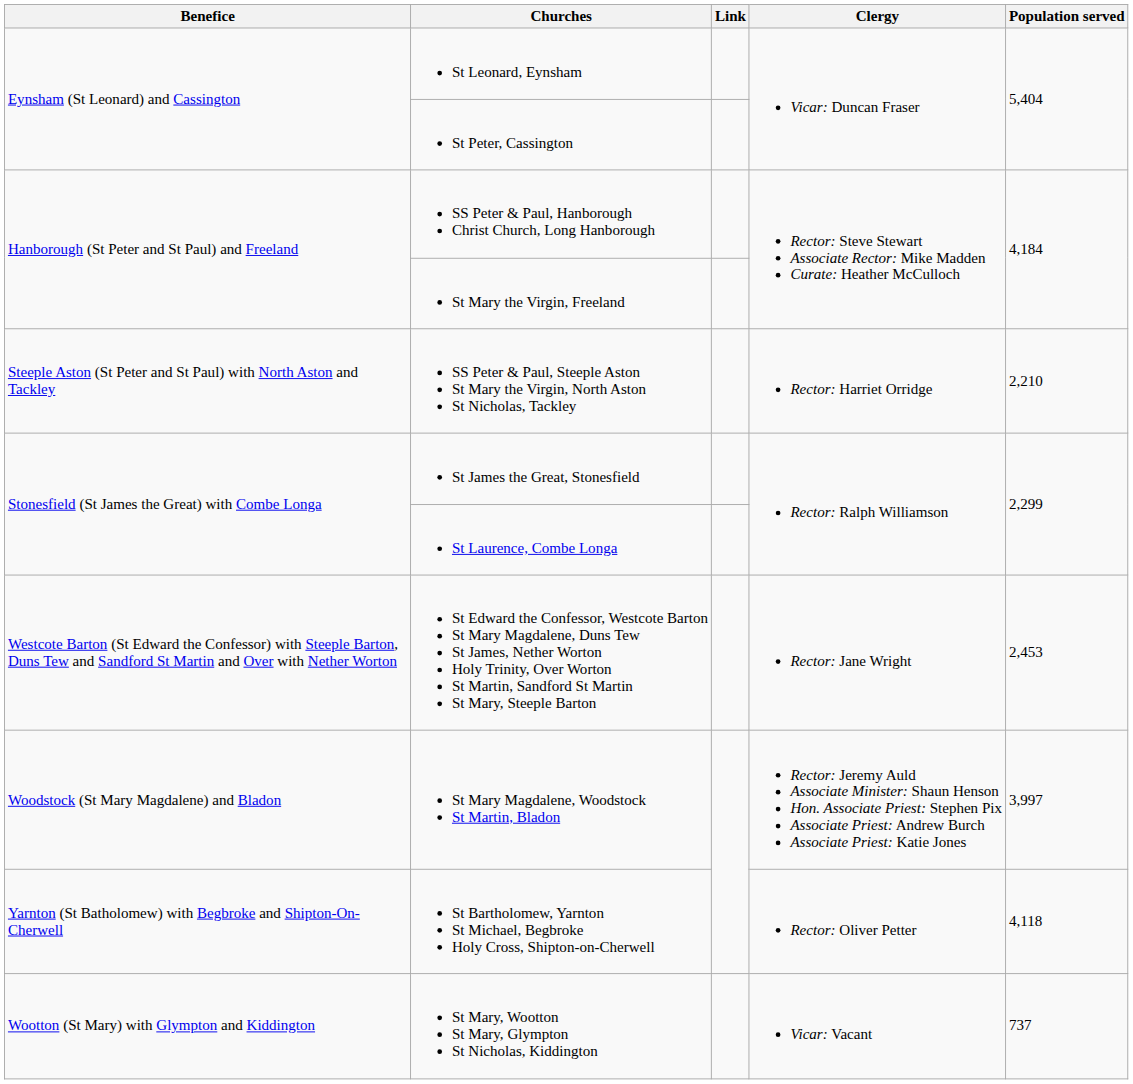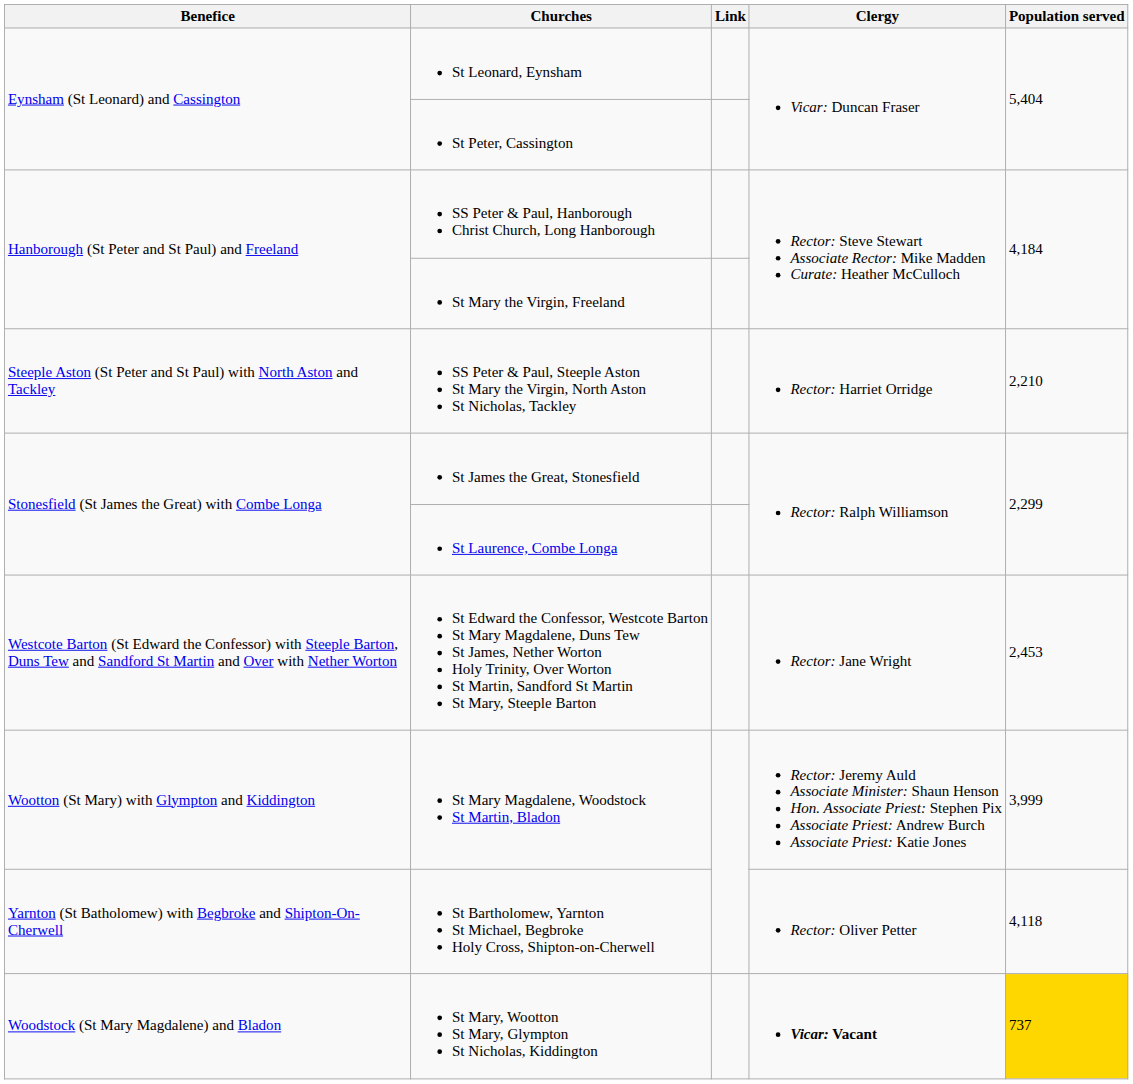(145, 799) Woodstock (St Mary Magdalene) and Bladon -> (161, 799) Wootton (St Mary) with Glympton and Kiddington
(1026, 799) 3,997 -> (1026, 799) 3,999
(161, 1026) Wootton (St Mary) with Glympton and Kiddington -> (145, 1026) Woodstock (St Mary Magdalene) and Bladon
(877, 1035) normal -> (877, 1035) bold
(1020, 1026) no background -> (1020, 1026) gold background
